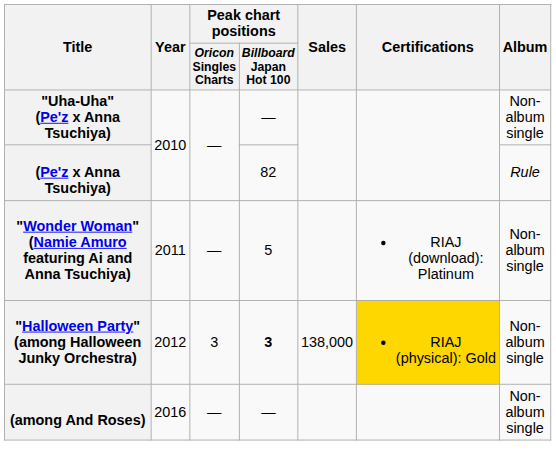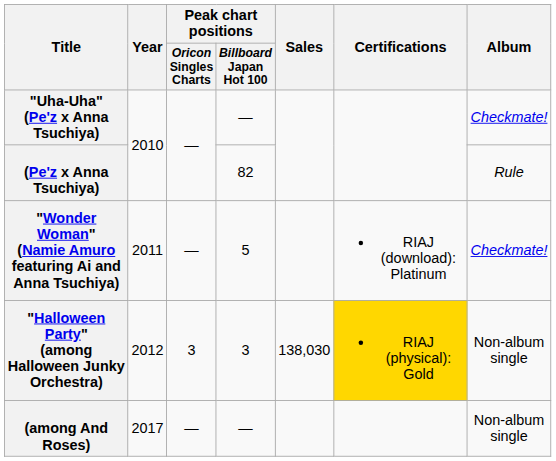(525, 117) Non-album single -> (509, 117) Checkmate!
(525, 250) Non-album single -> (509, 250) Checkmate!
(268, 342) bold -> (246, 350) normal
(327, 342) 138,000 -> (304, 350) 138,030
(170, 412) 2016 -> (147, 428) 2017
